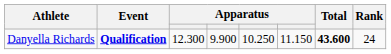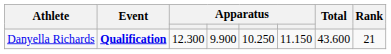(334, 39) bold -> (334, 39) normal
(369, 39) 24 -> (369, 39) 21
